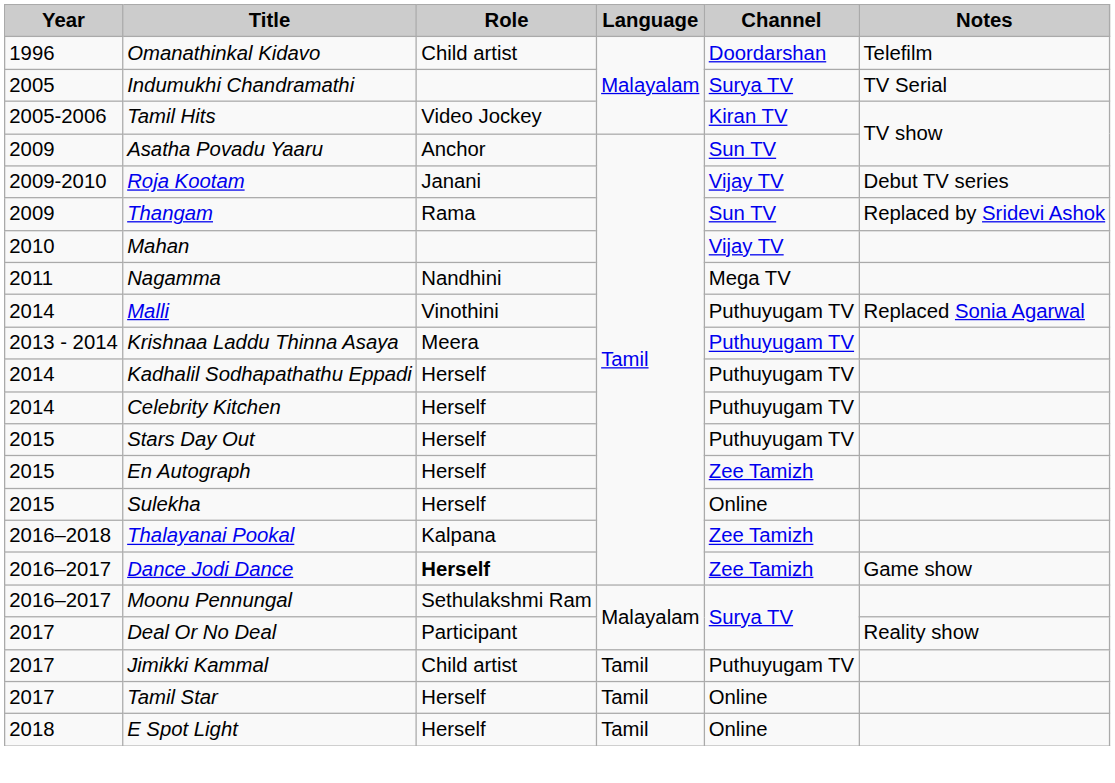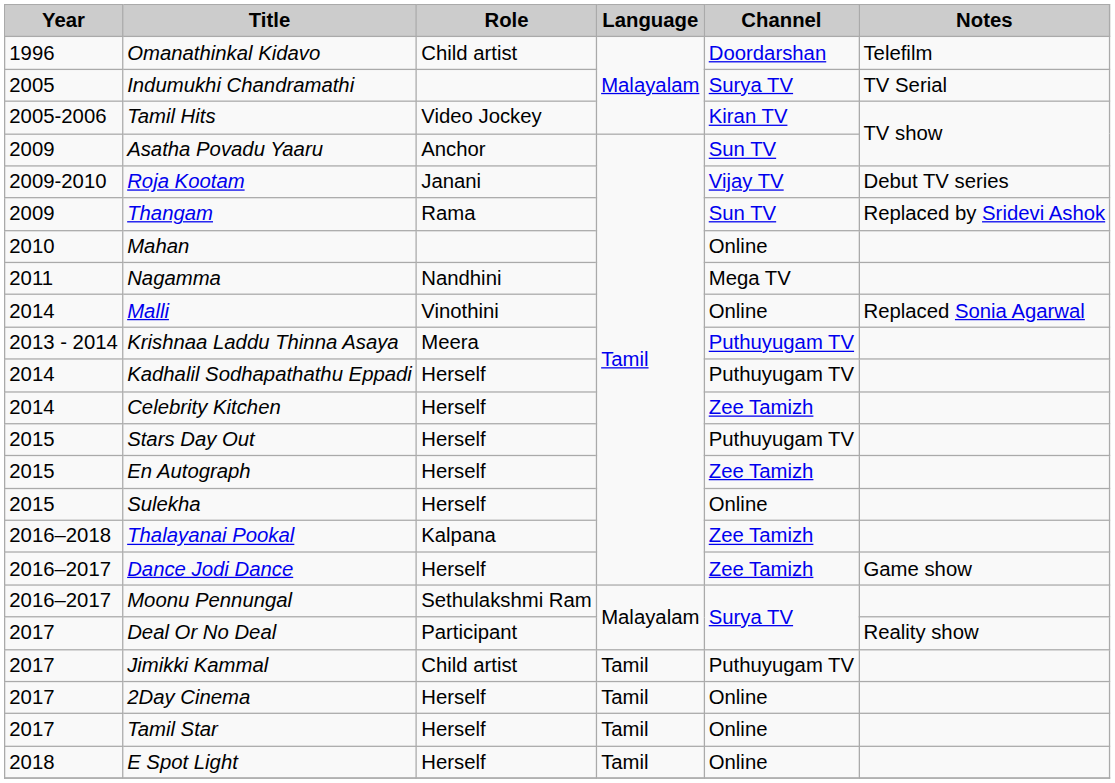(746, 246) Vijay TV -> (738, 246) Online
(781, 310) Puthuyugam TV -> (738, 310) Online
(781, 407) Puthuyugam TV -> (761, 407) Zee Tamizh
(456, 568) bold -> (453, 568) normal
+ row: (189, 697)
